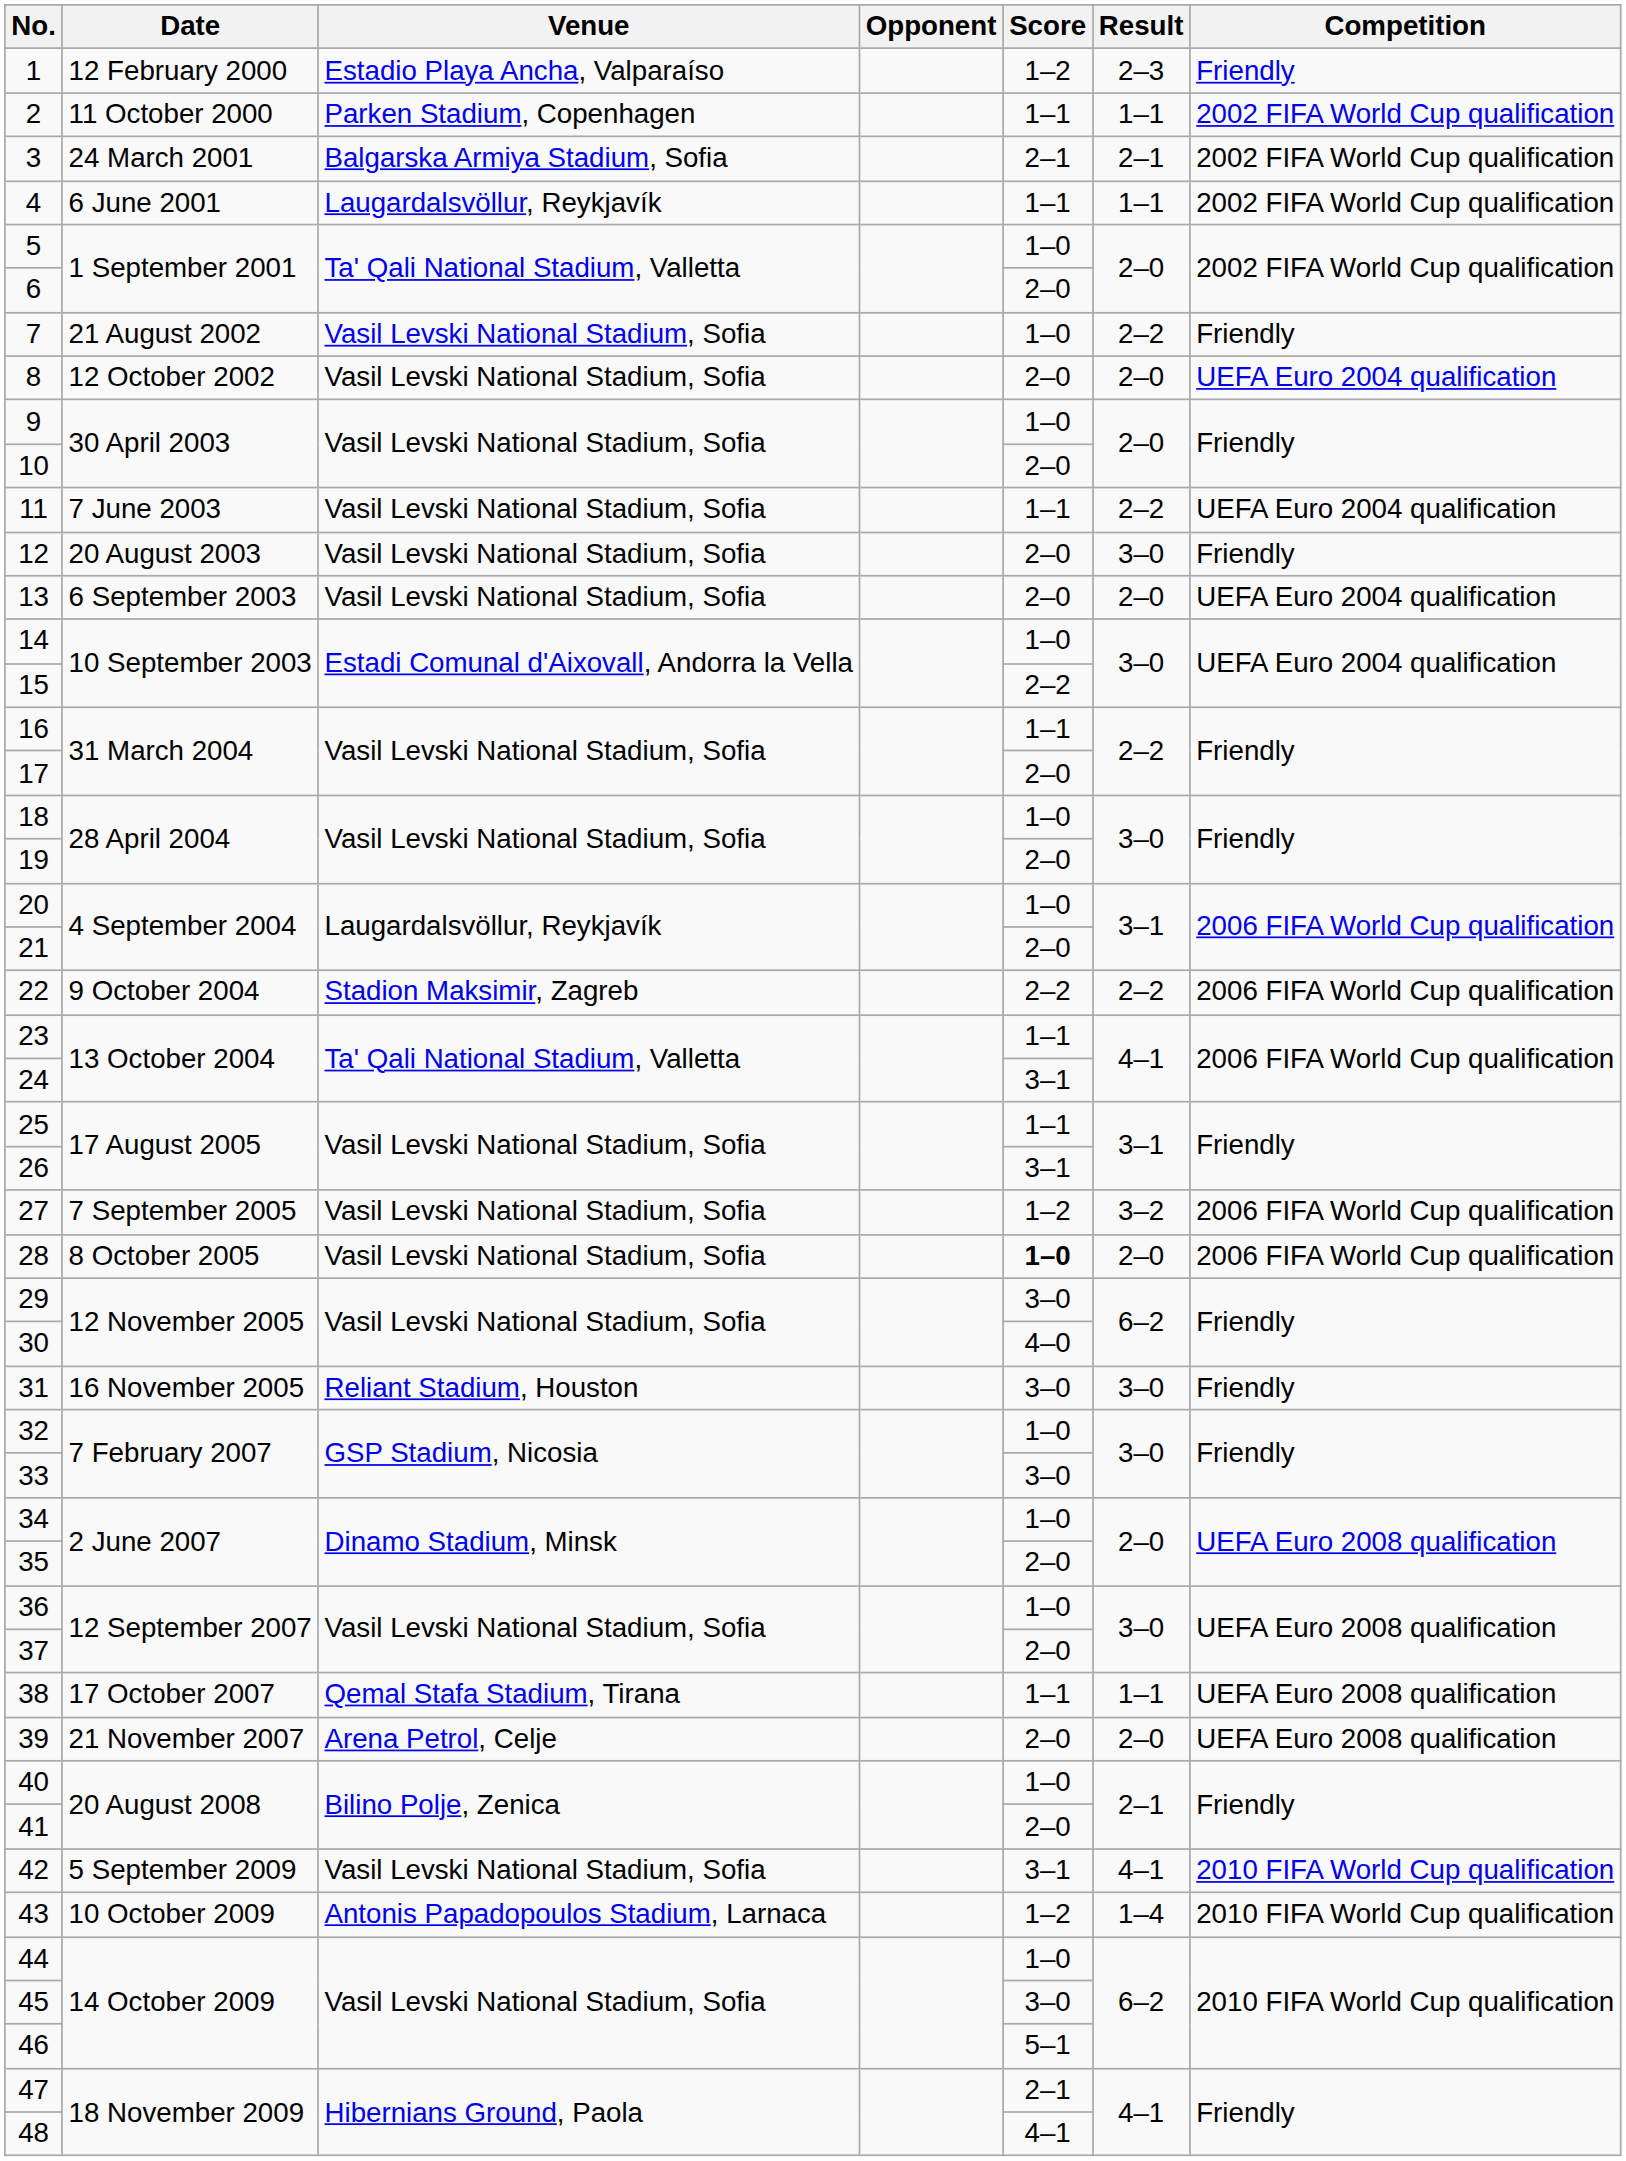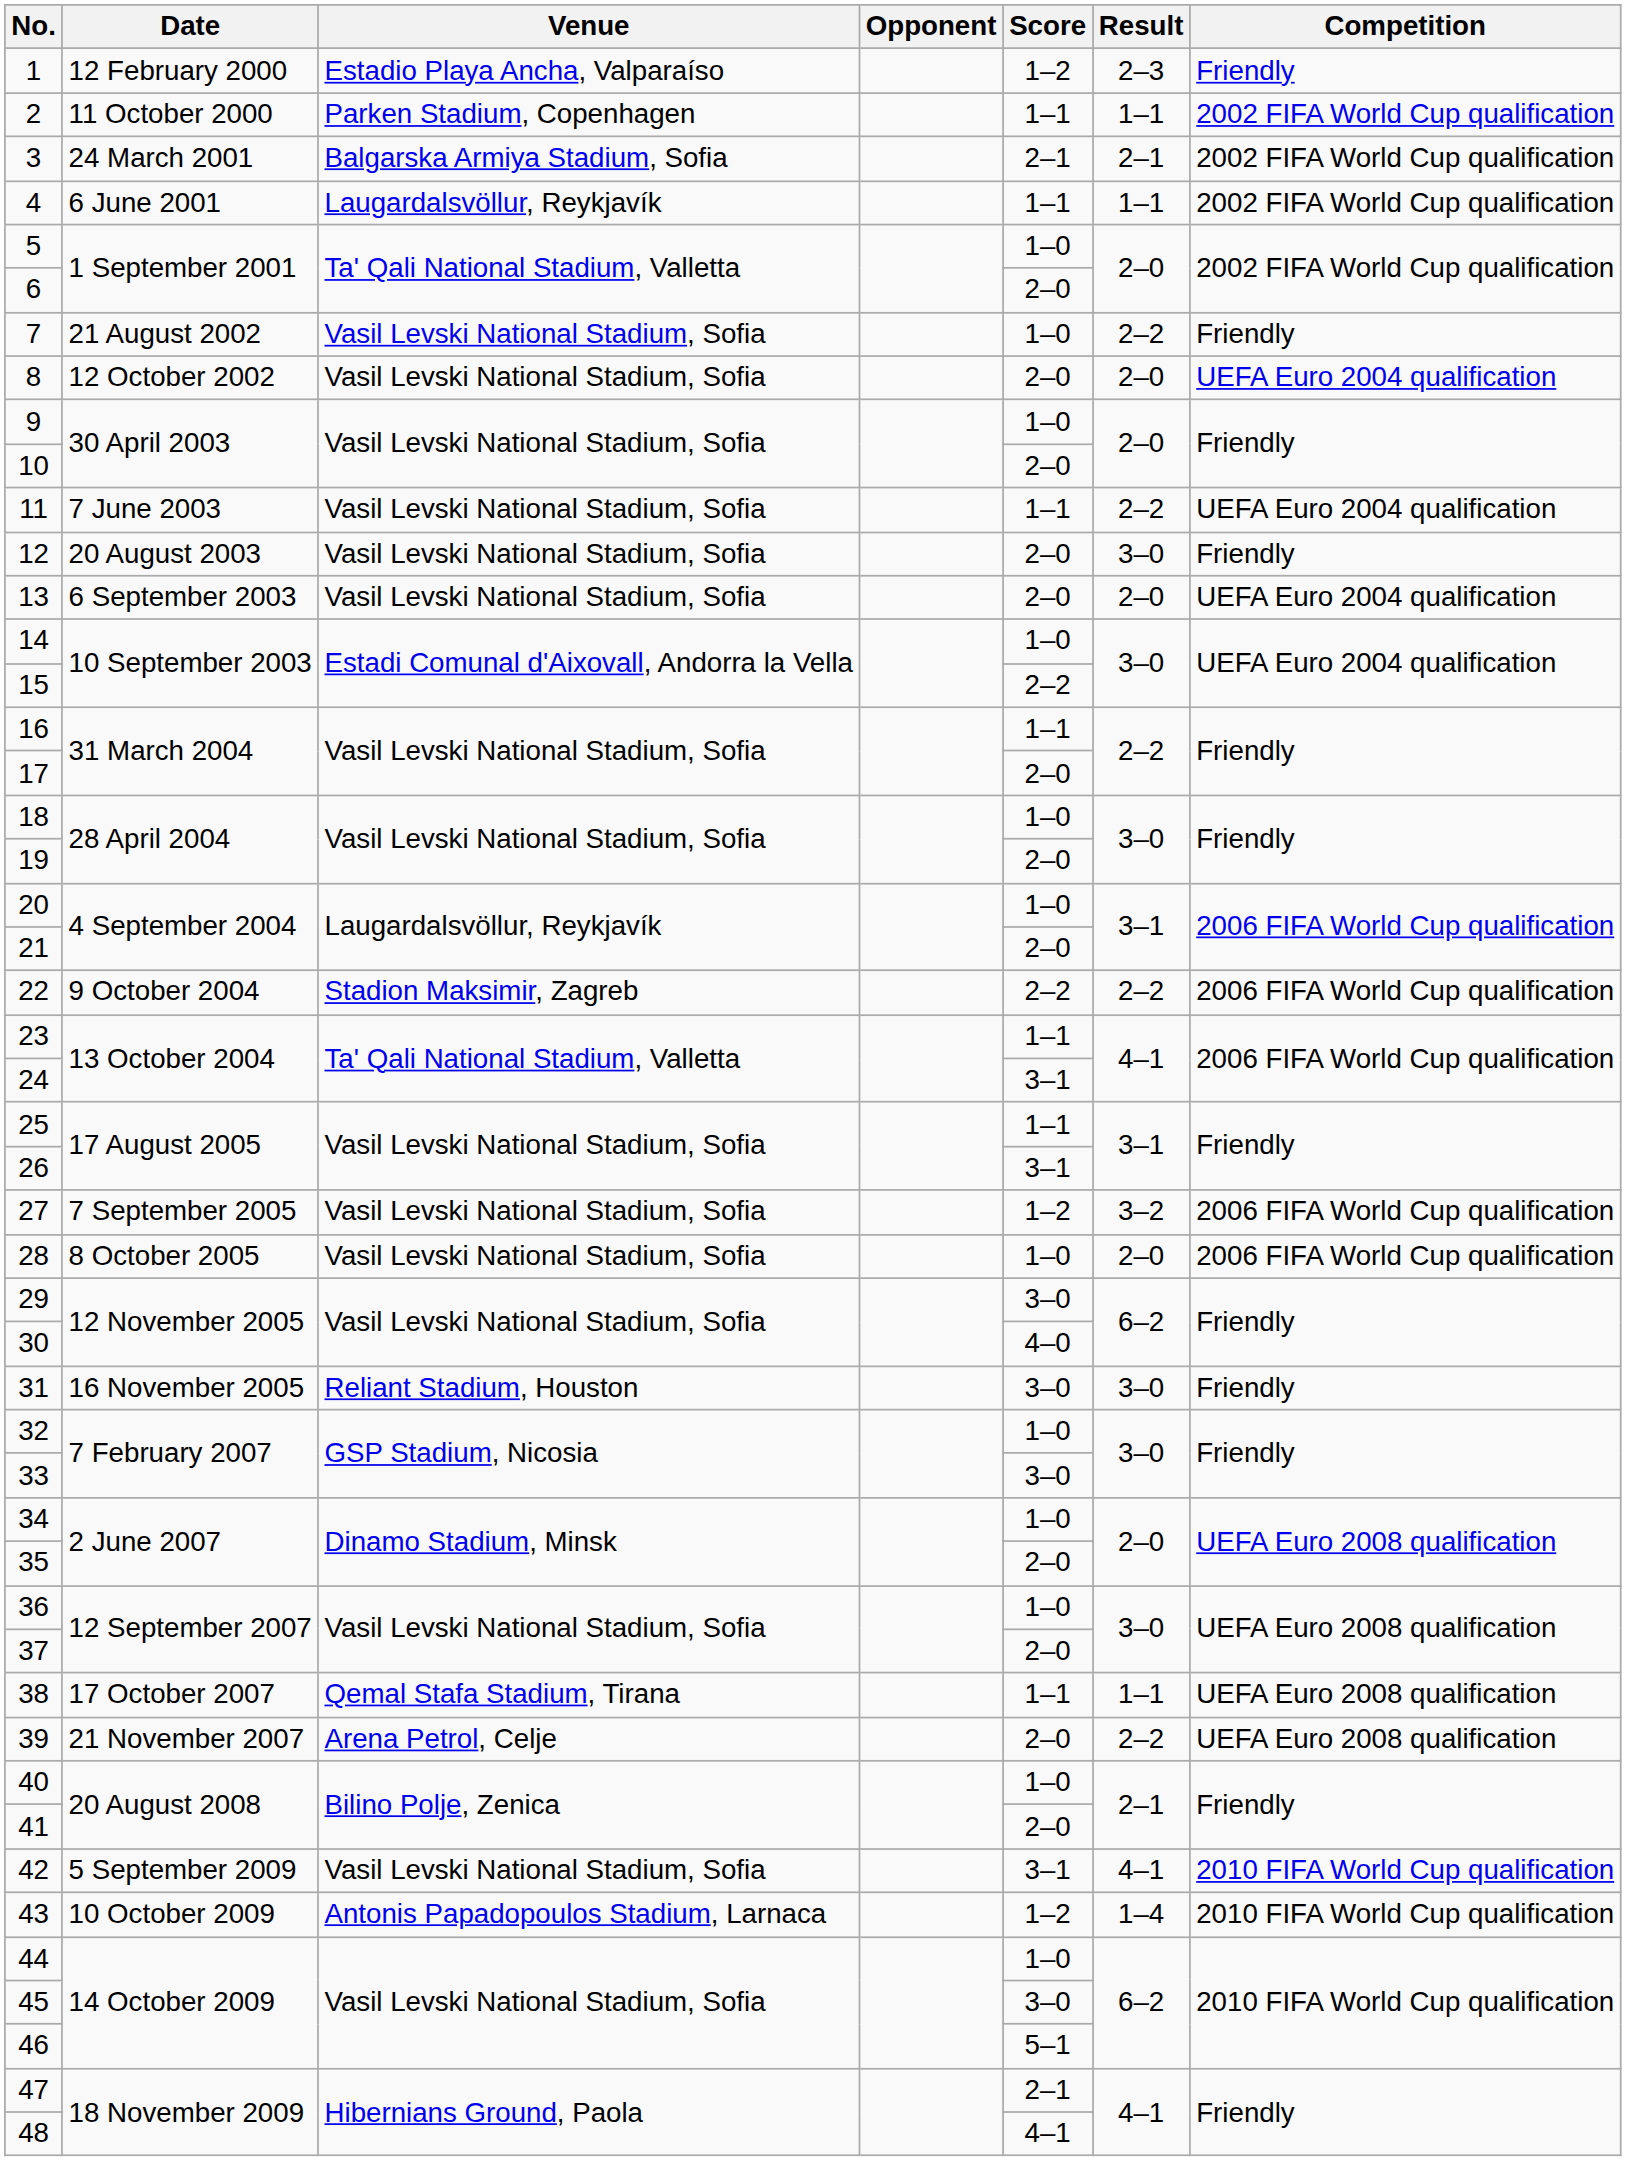(1048, 1255) bold -> (1048, 1255) normal
(1141, 1738) 2–0 -> (1141, 1738) 2–2
